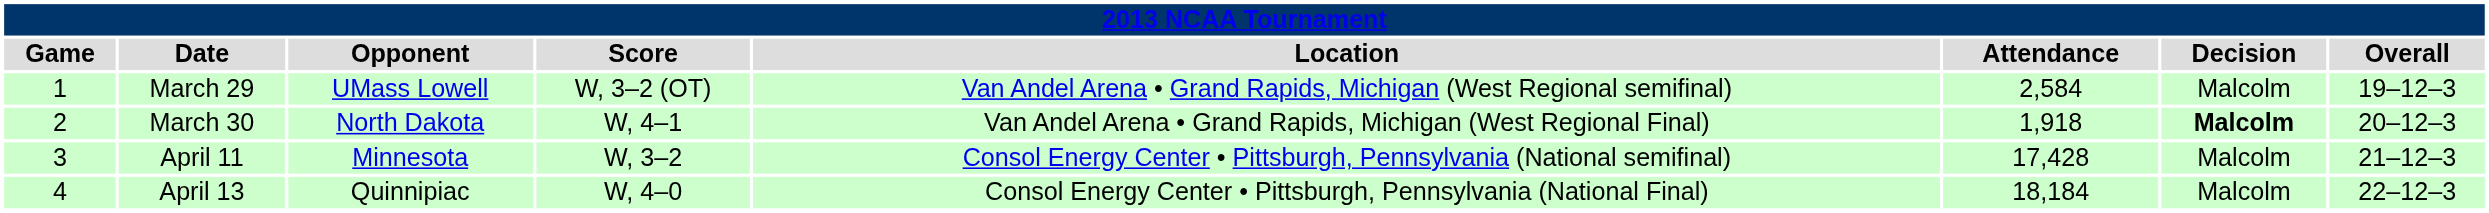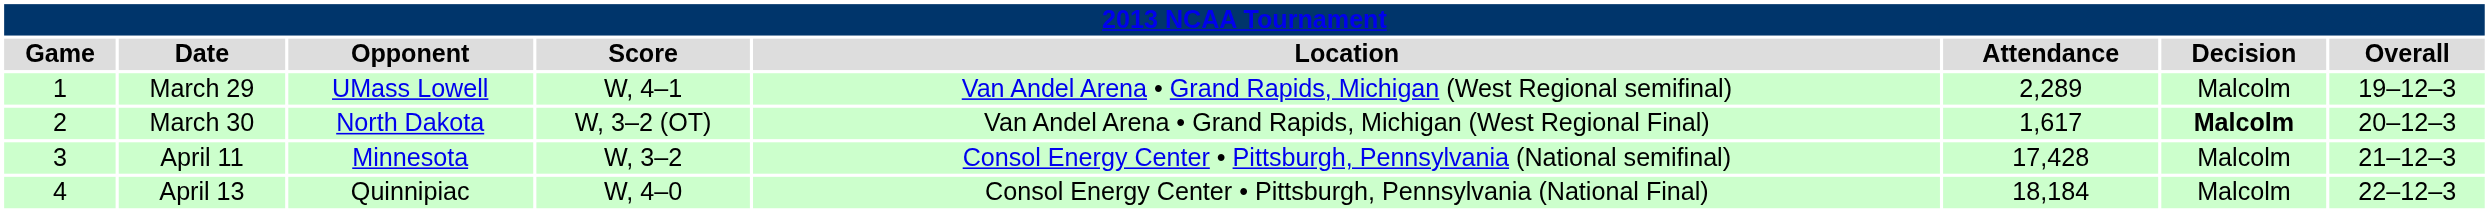(643, 88) W, 3–2 (OT) -> (643, 88) W, 4–1
(2051, 88) 2,584 -> (2051, 88) 2,289
(643, 123) W, 4–1 -> (643, 123) W, 3–2 (OT)
(2051, 123) 1,918 -> (2051, 123) 1,617
